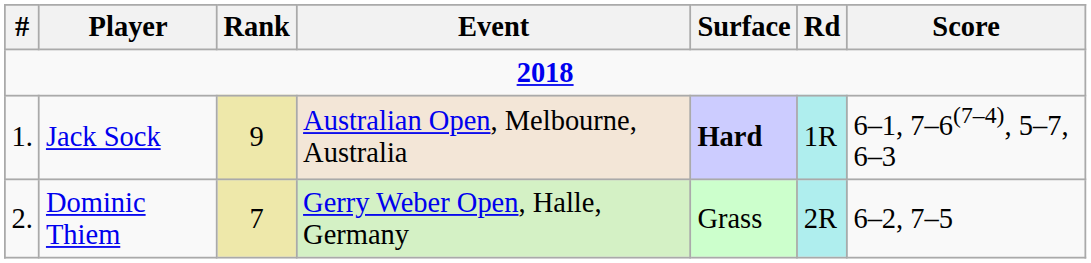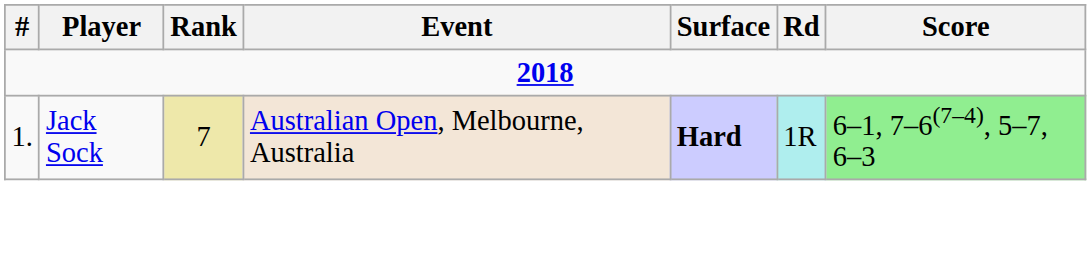(257, 137) 9 -> (204, 137) 7
(961, 137) no background -> (940, 137) lightgreen background
- row: (96, 218)
